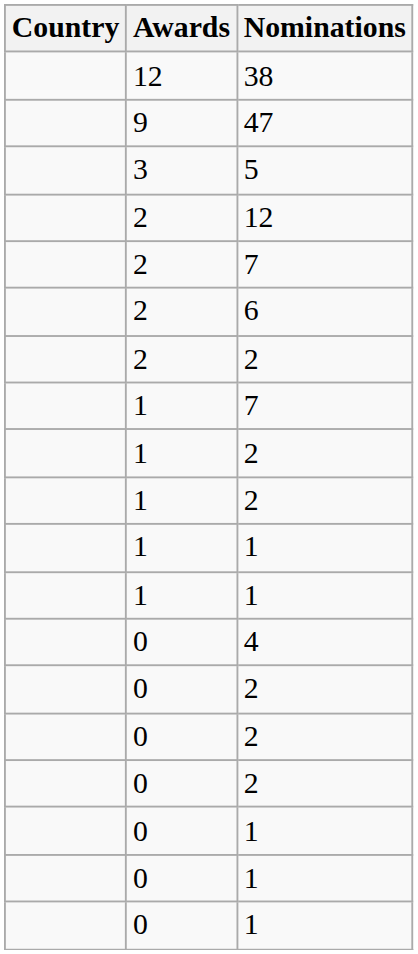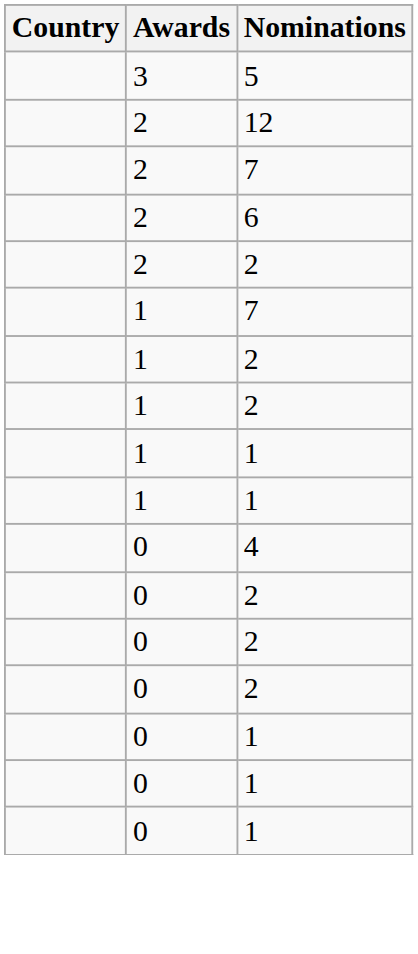- row: (148, 75)
- row: (140, 122)
